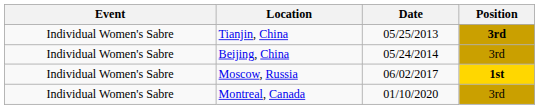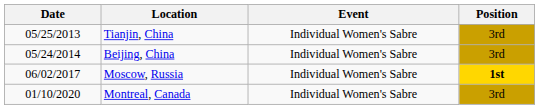columns swapped: (411, 14) <-> (110, 14)
(497, 34) bold -> (497, 34) normal
